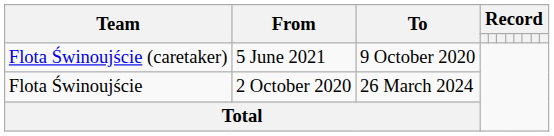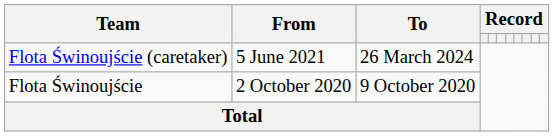(418, 57) 9 October 2020 -> (417, 57) 26 March 2024
(417, 86) 26 March 2024 -> (418, 86) 9 October 2020
